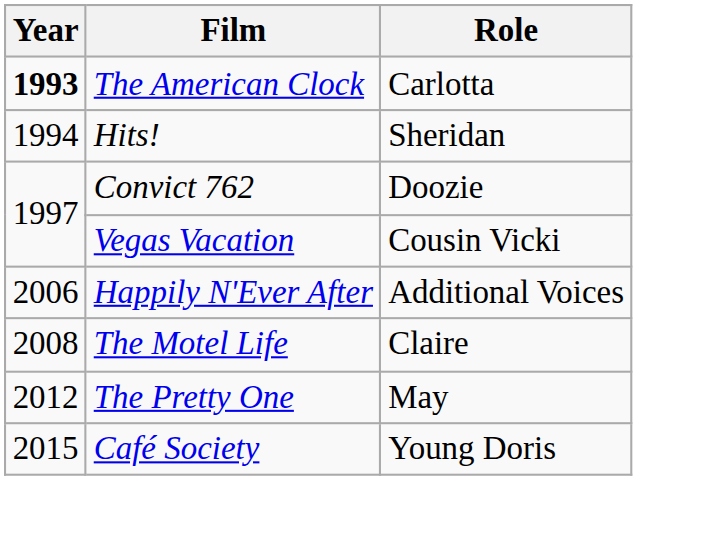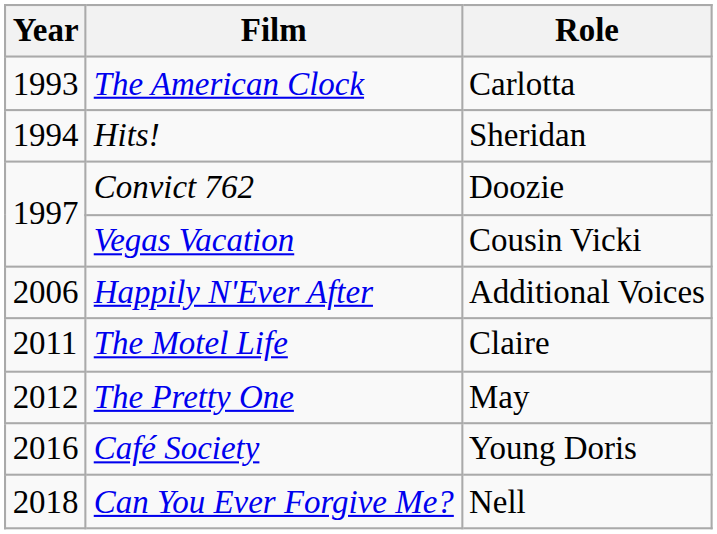(46, 82) bold -> (46, 82) normal
(46, 344) 2008 -> (45, 344) 2011
(46, 448) 2015 -> (46, 448) 2016
+ row: (274, 501)
